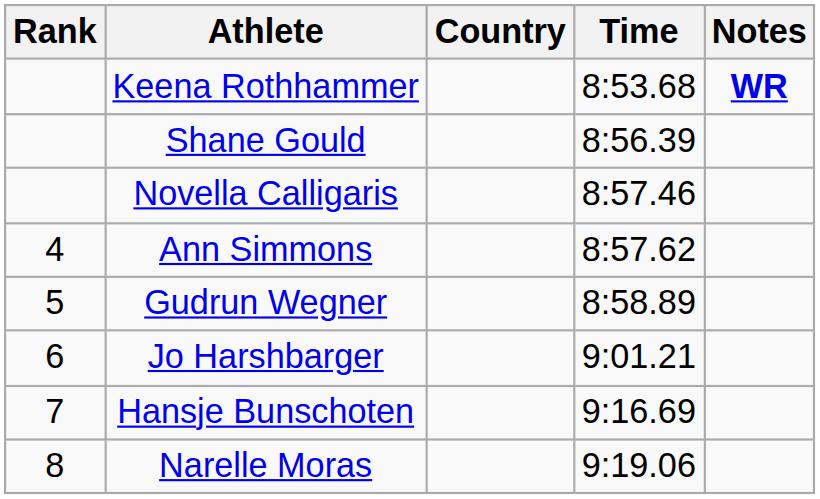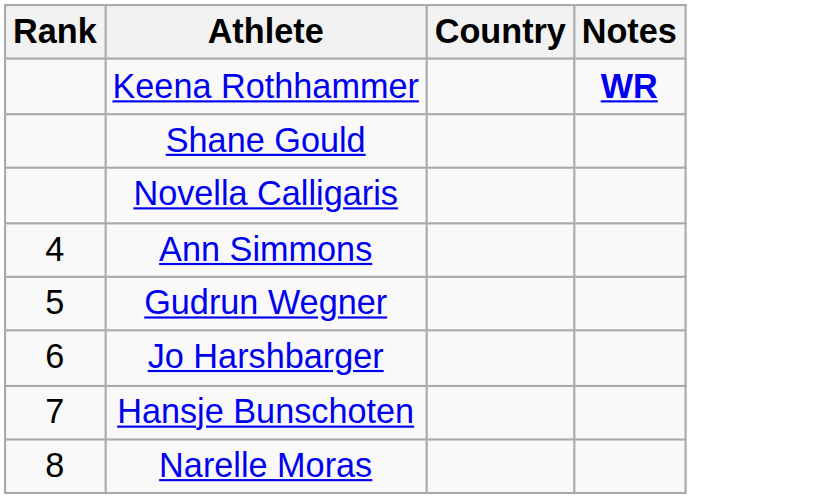- column: (639, 31)
